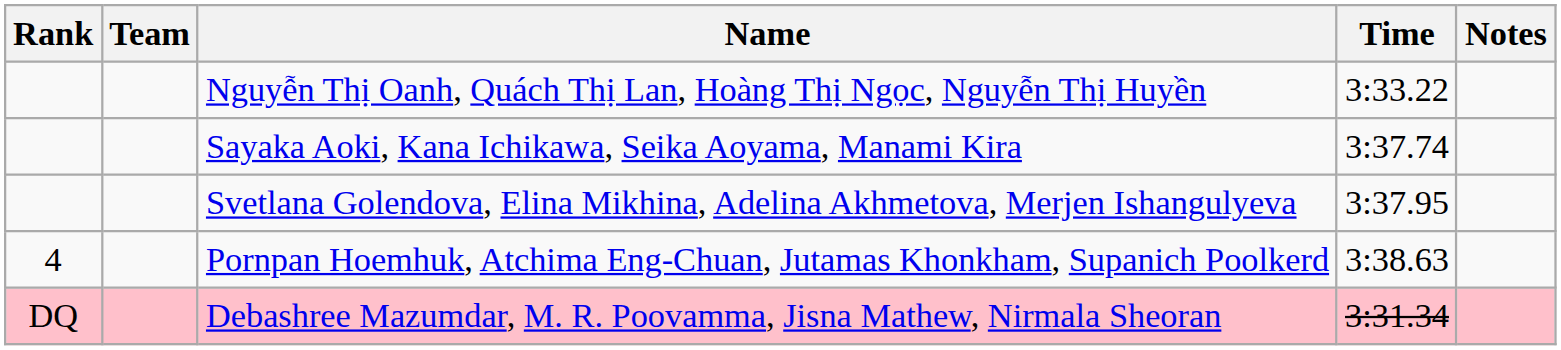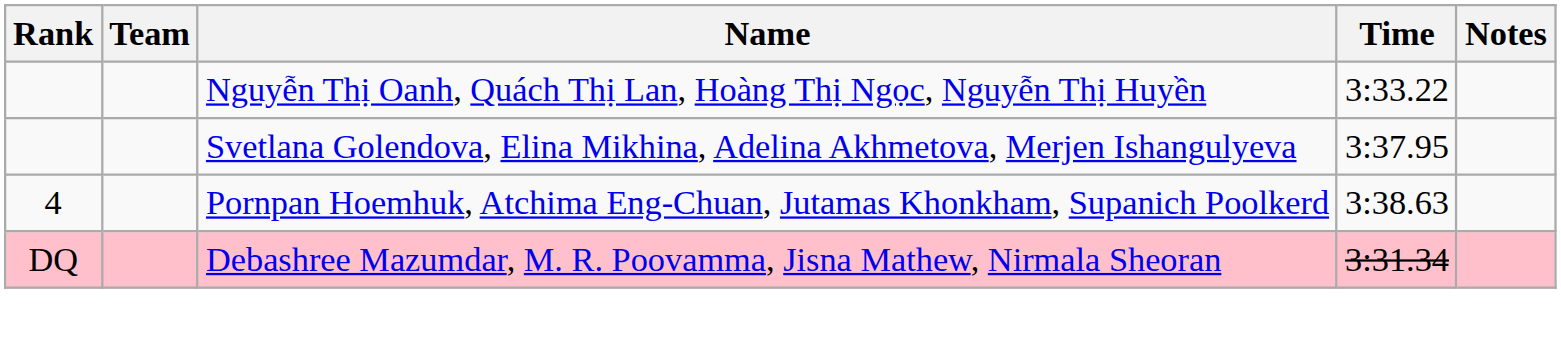- row: (614, 146)
